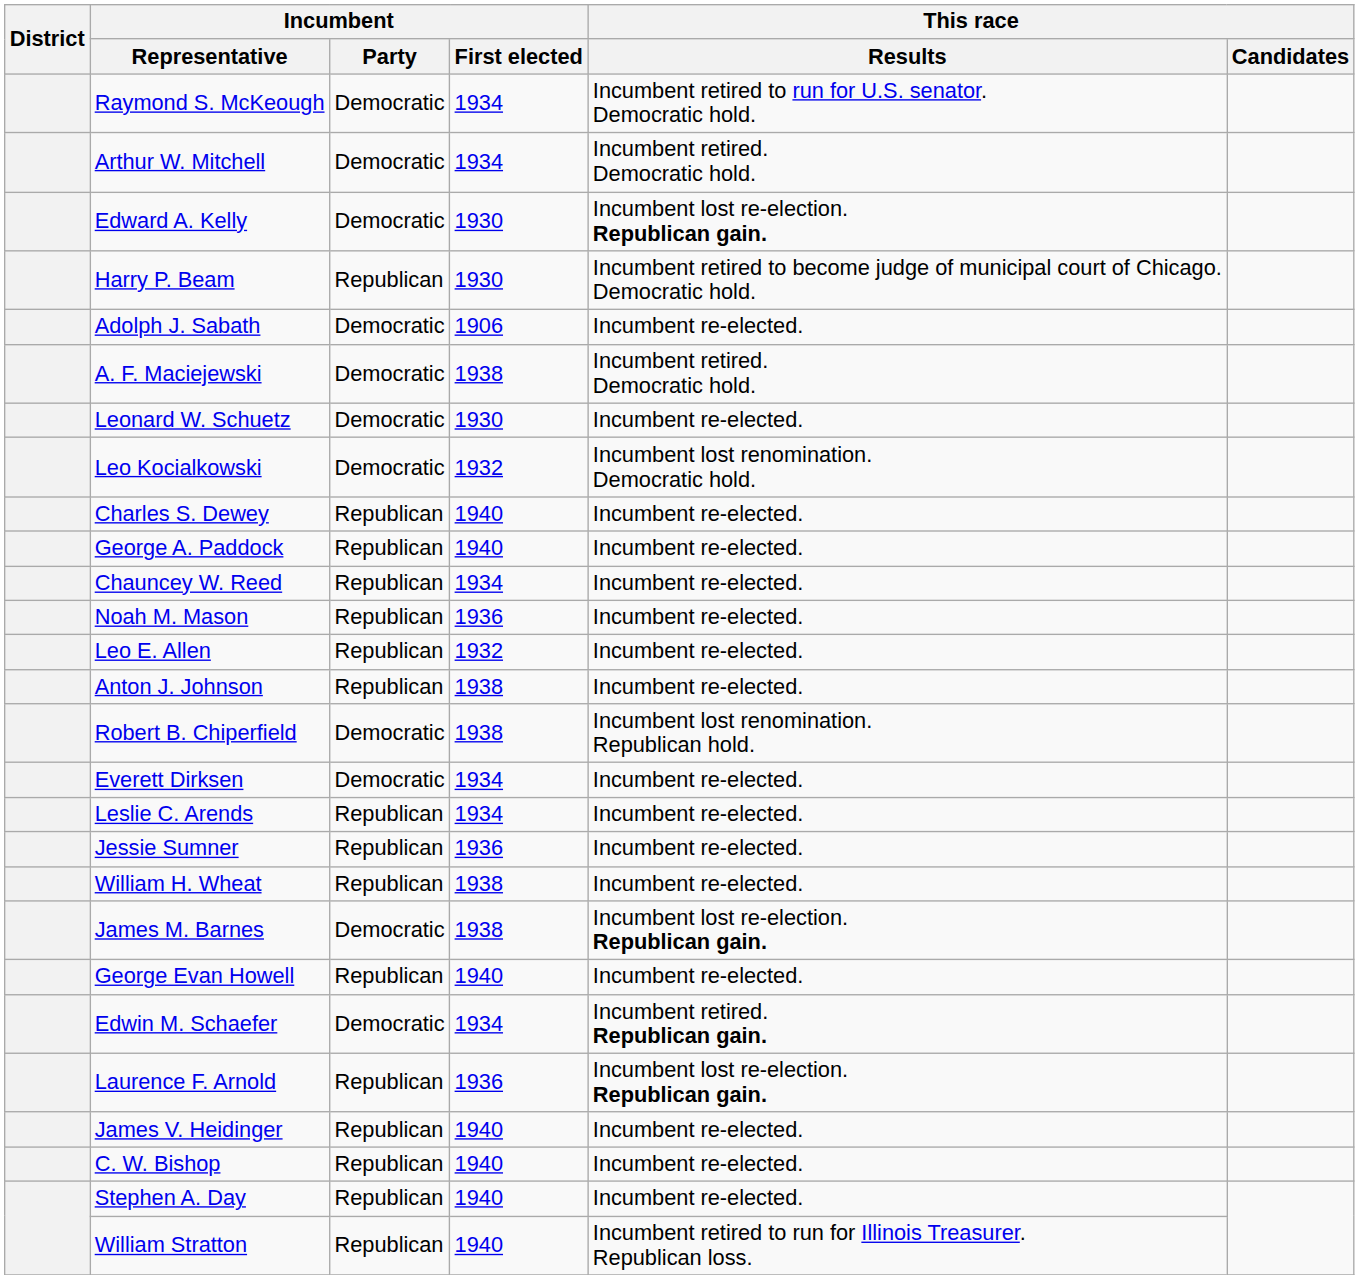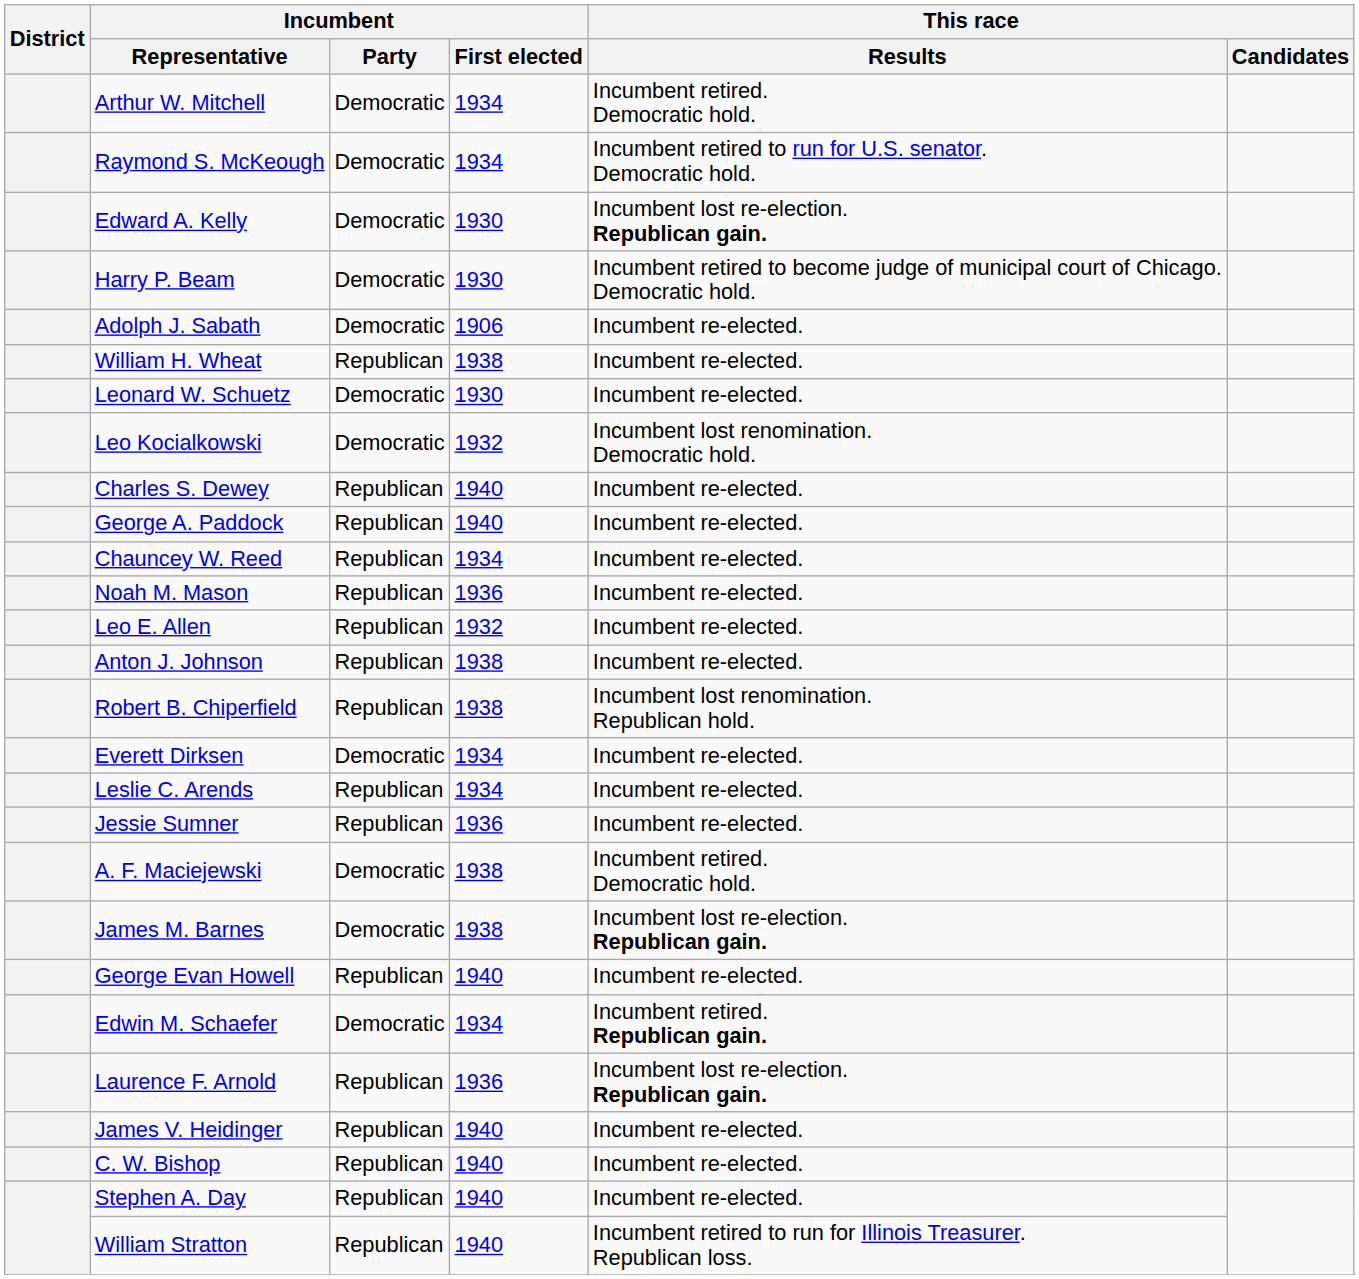rows swapped: (180, 162) <-> (210, 103)
(389, 279) Republican -> (390, 279) Democratic
rows swapped: (178, 373) <-> (178, 883)
(390, 733) Democratic -> (389, 708) Republican
